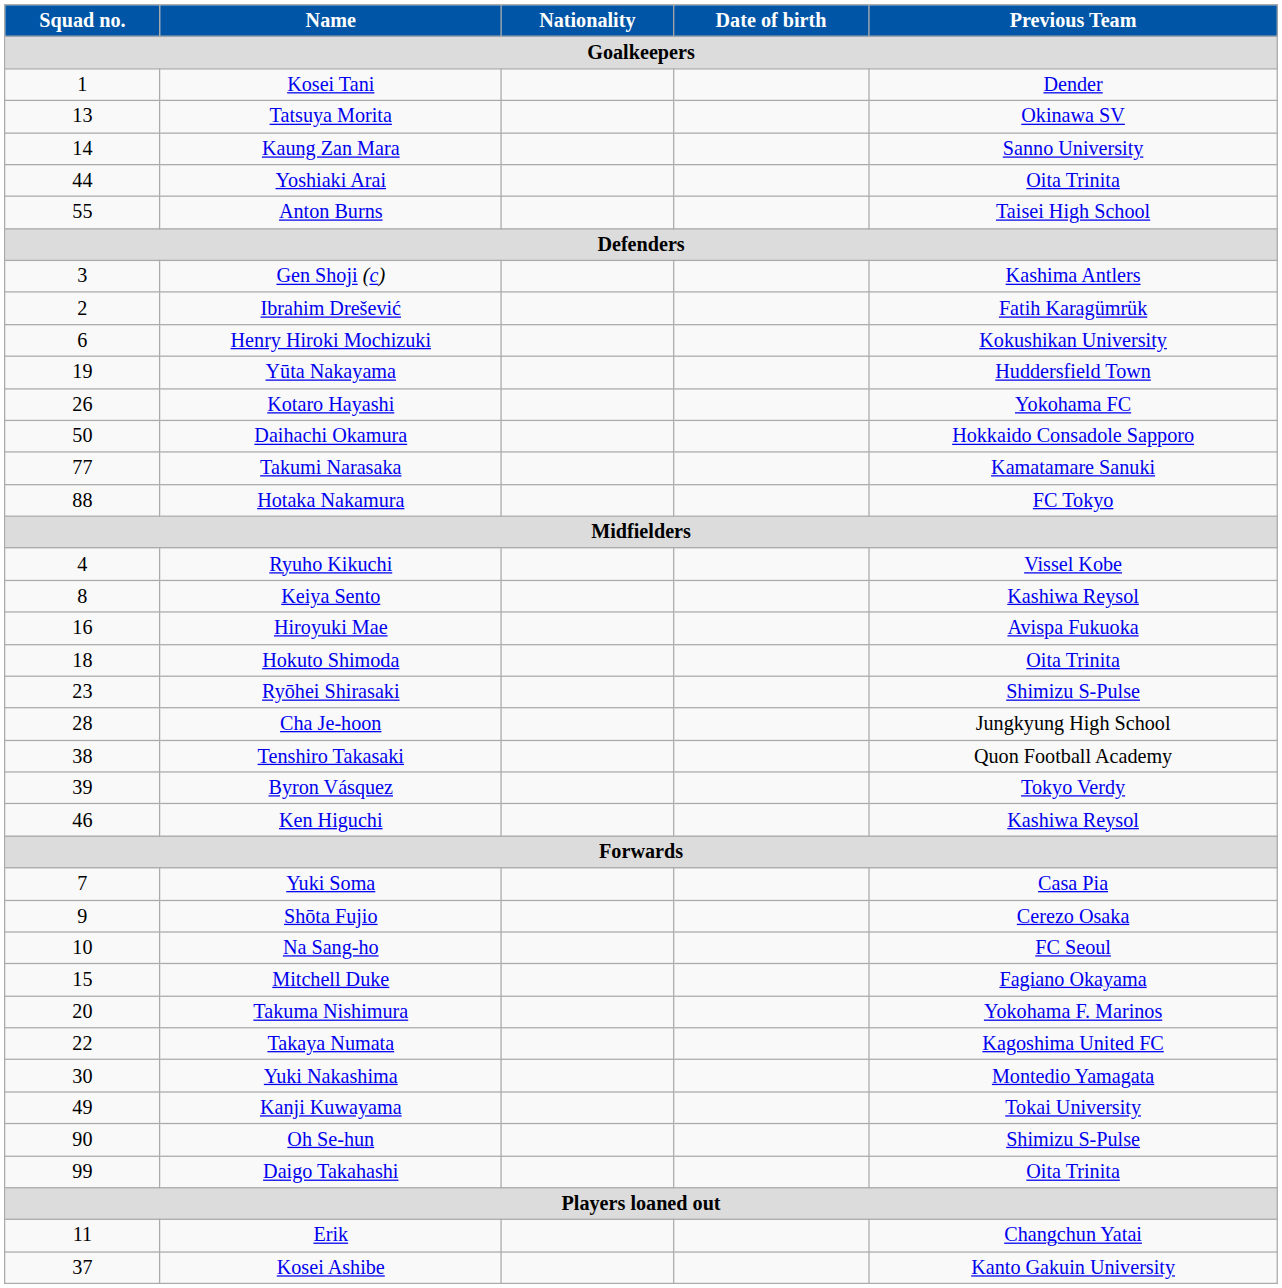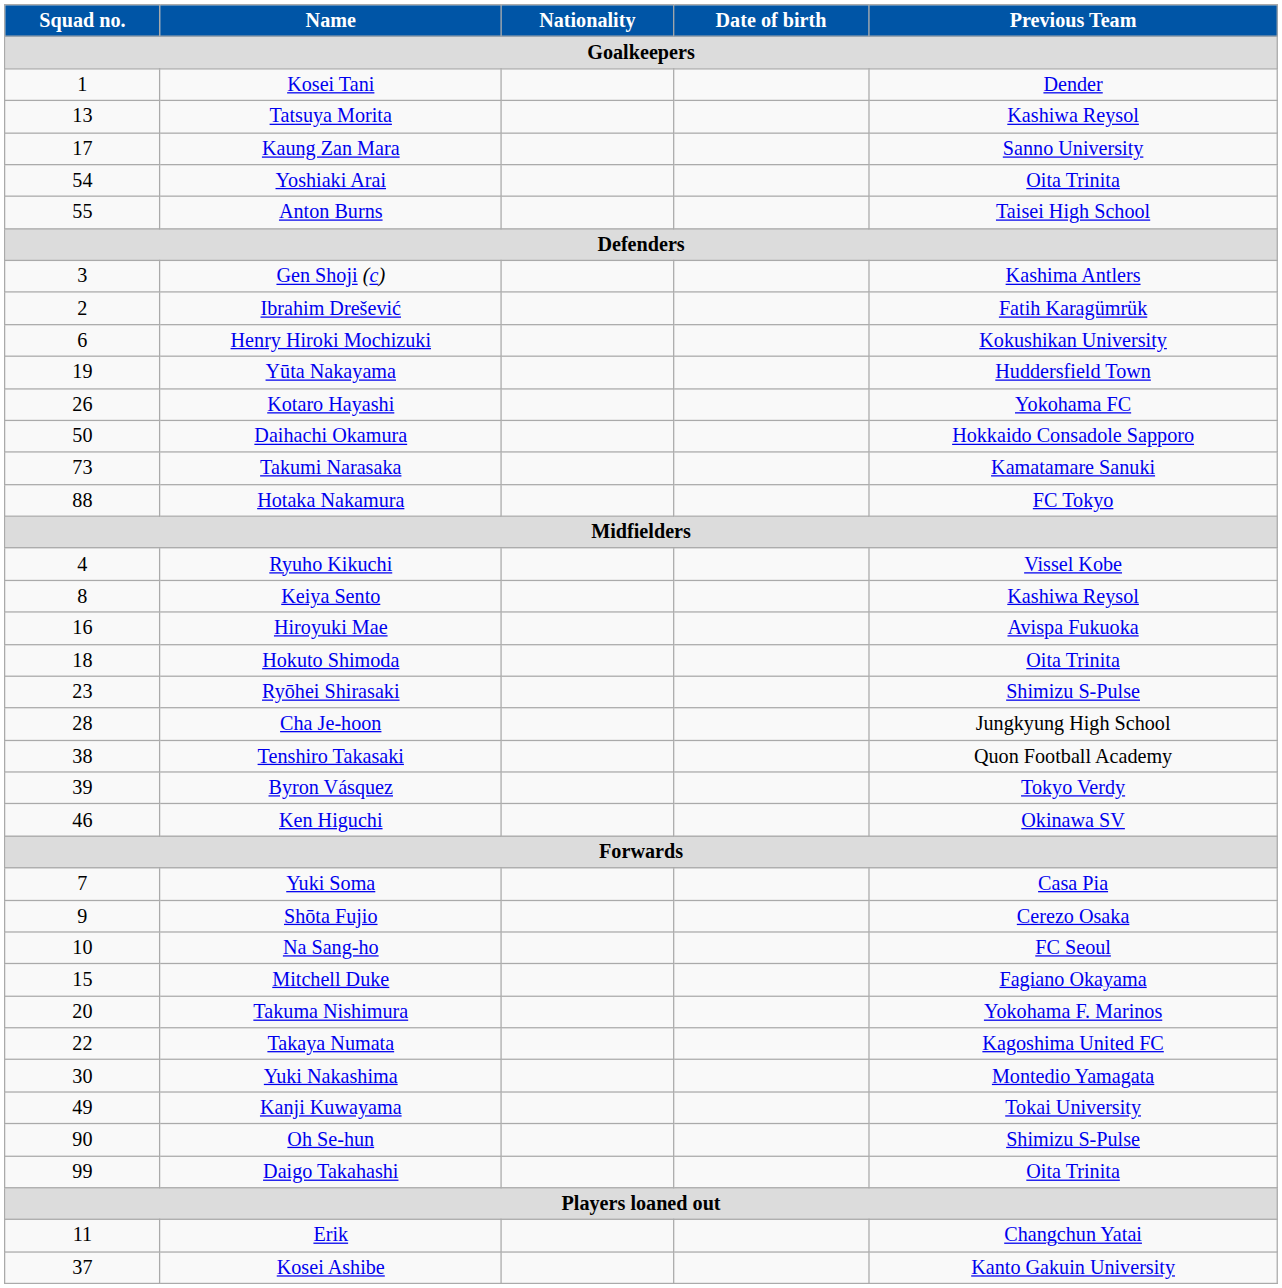(1073, 116) Okinawa SV -> (1073, 116) Kashiwa Reysol
(82, 148) 14 -> (82, 148) 17
(82, 180) 44 -> (82, 180) 54
(82, 468) 77 -> (82, 468) 73
(1073, 819) Kashiwa Reysol -> (1073, 819) Okinawa SV
